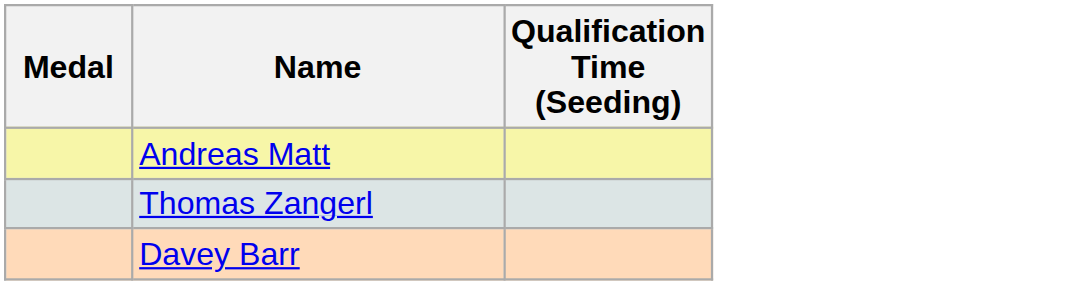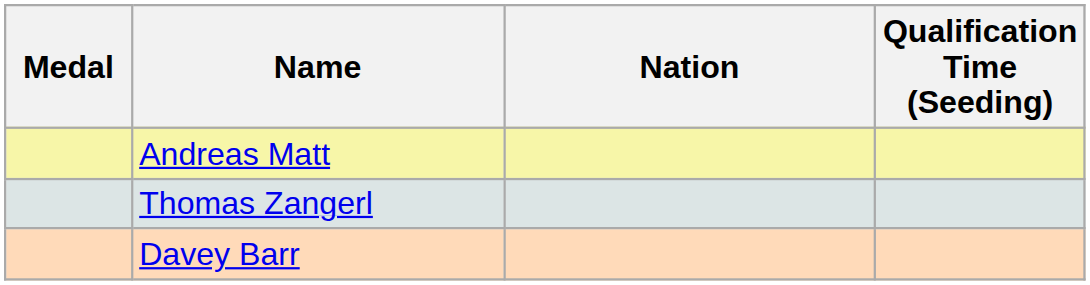+ column: (689, 67)
